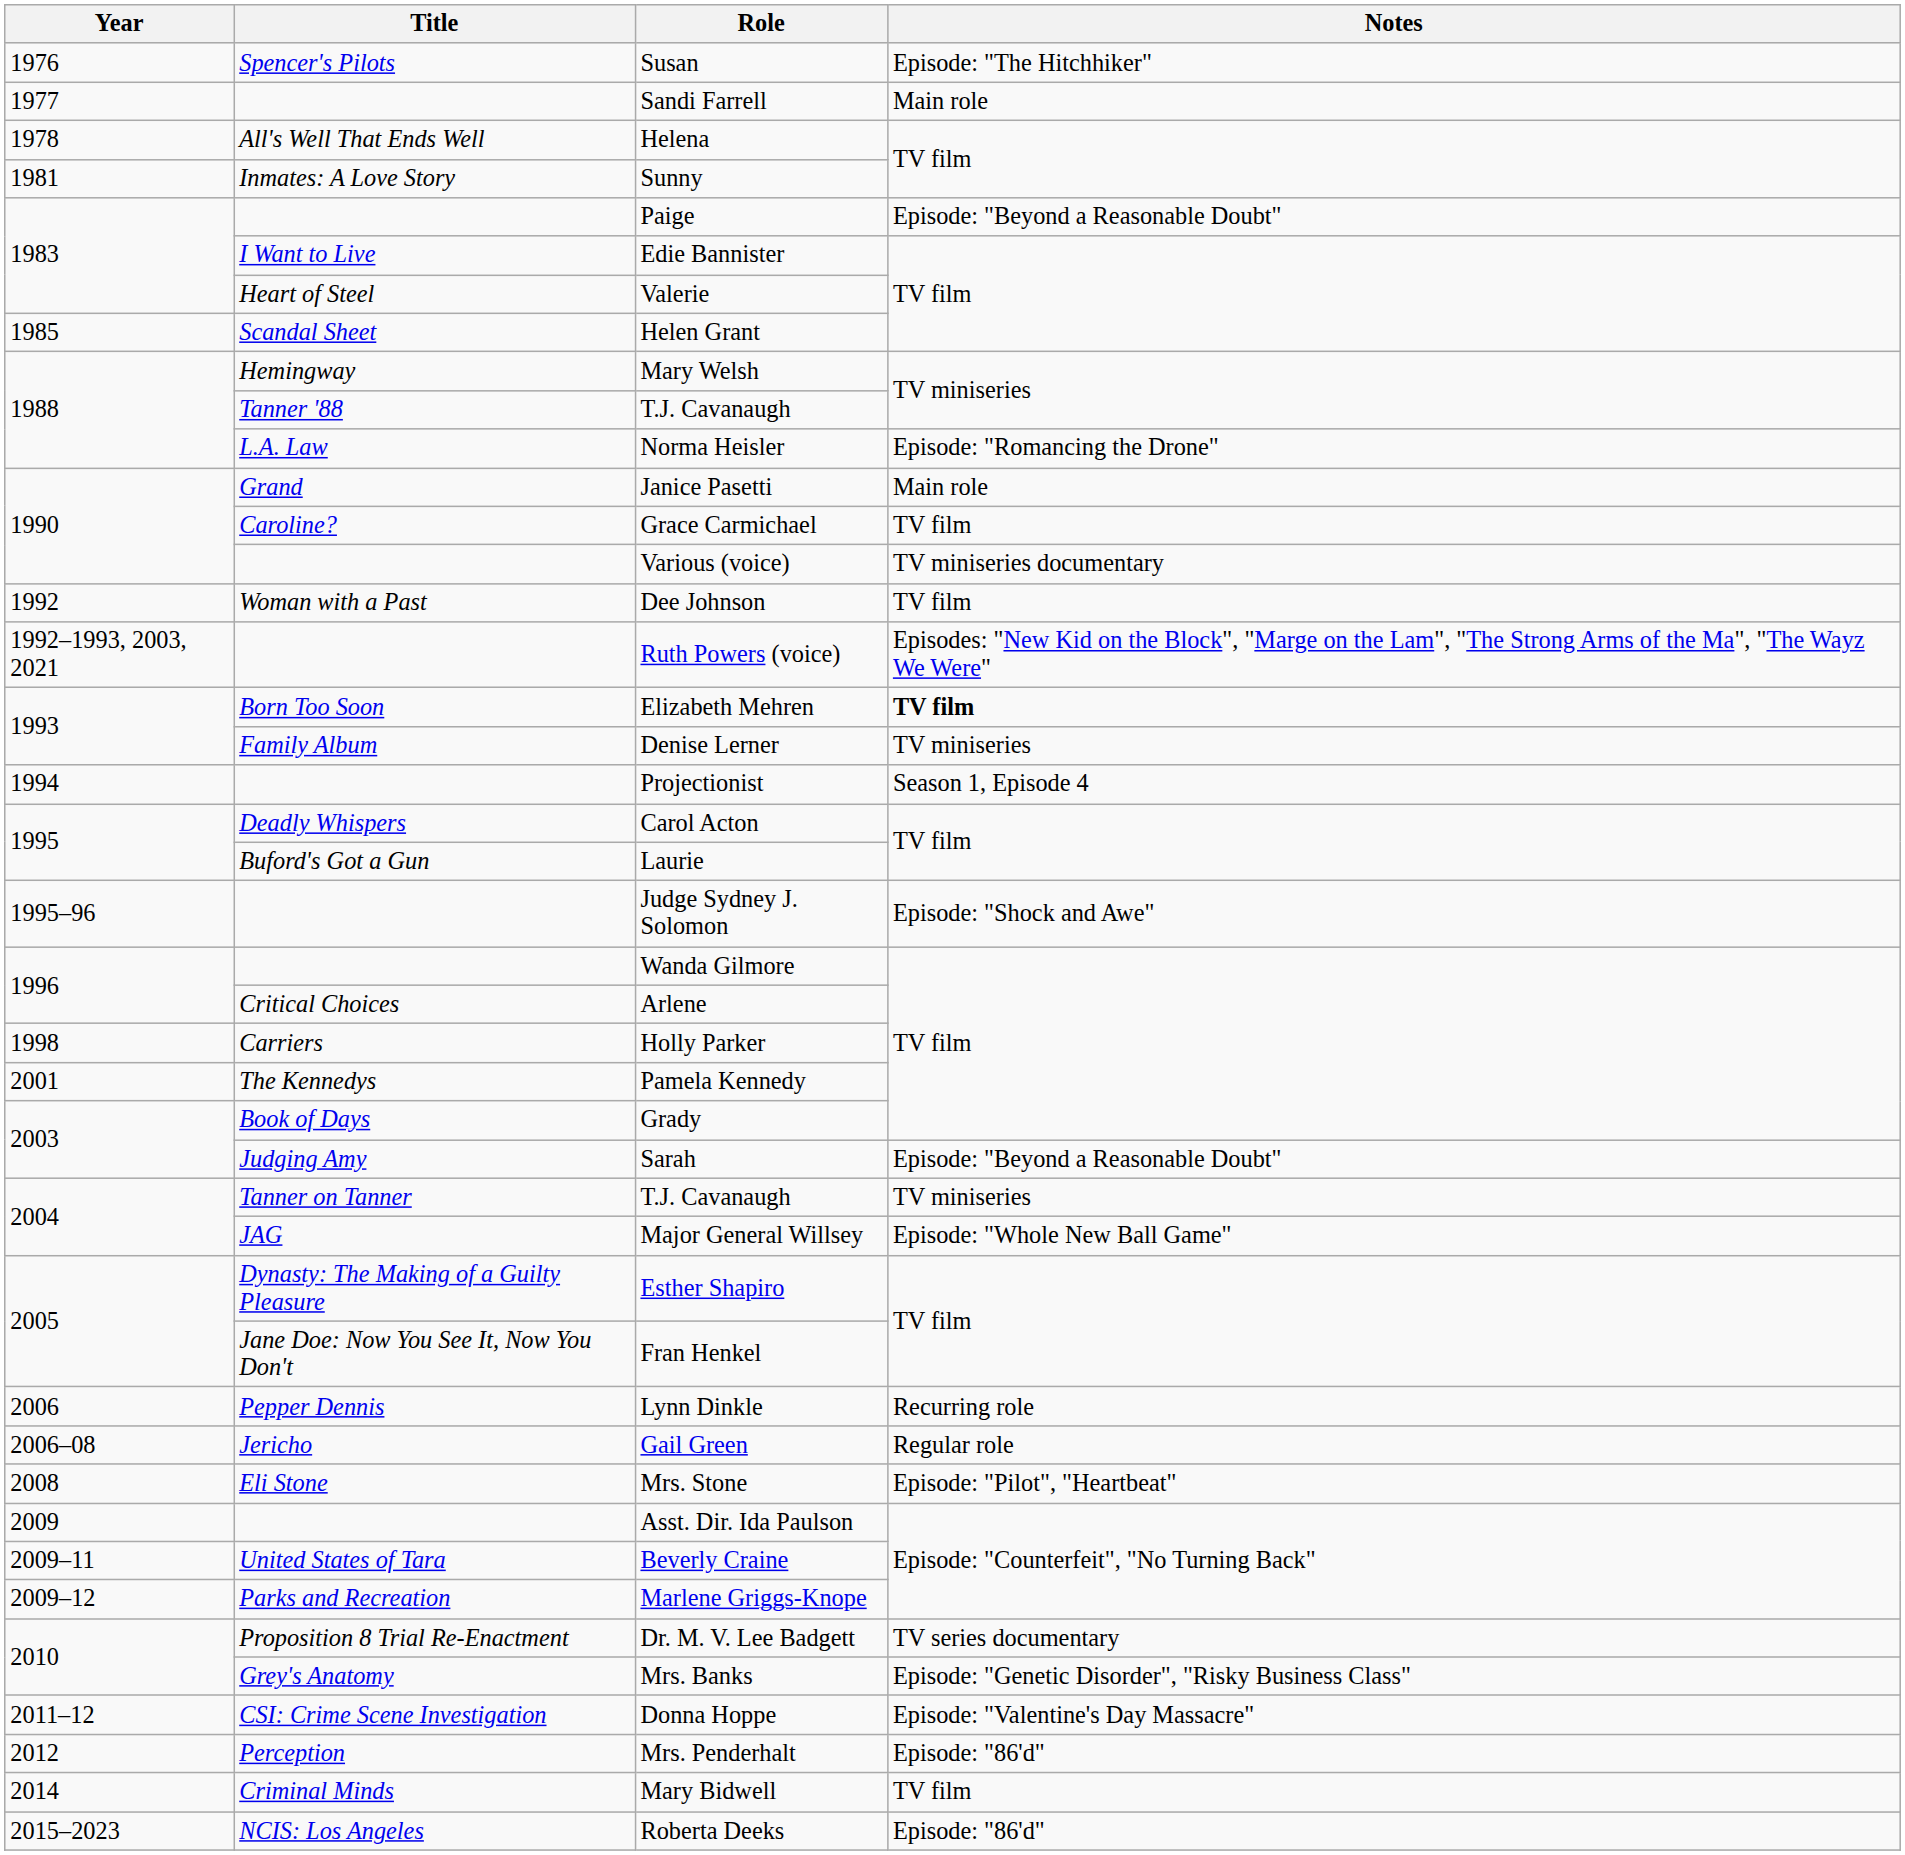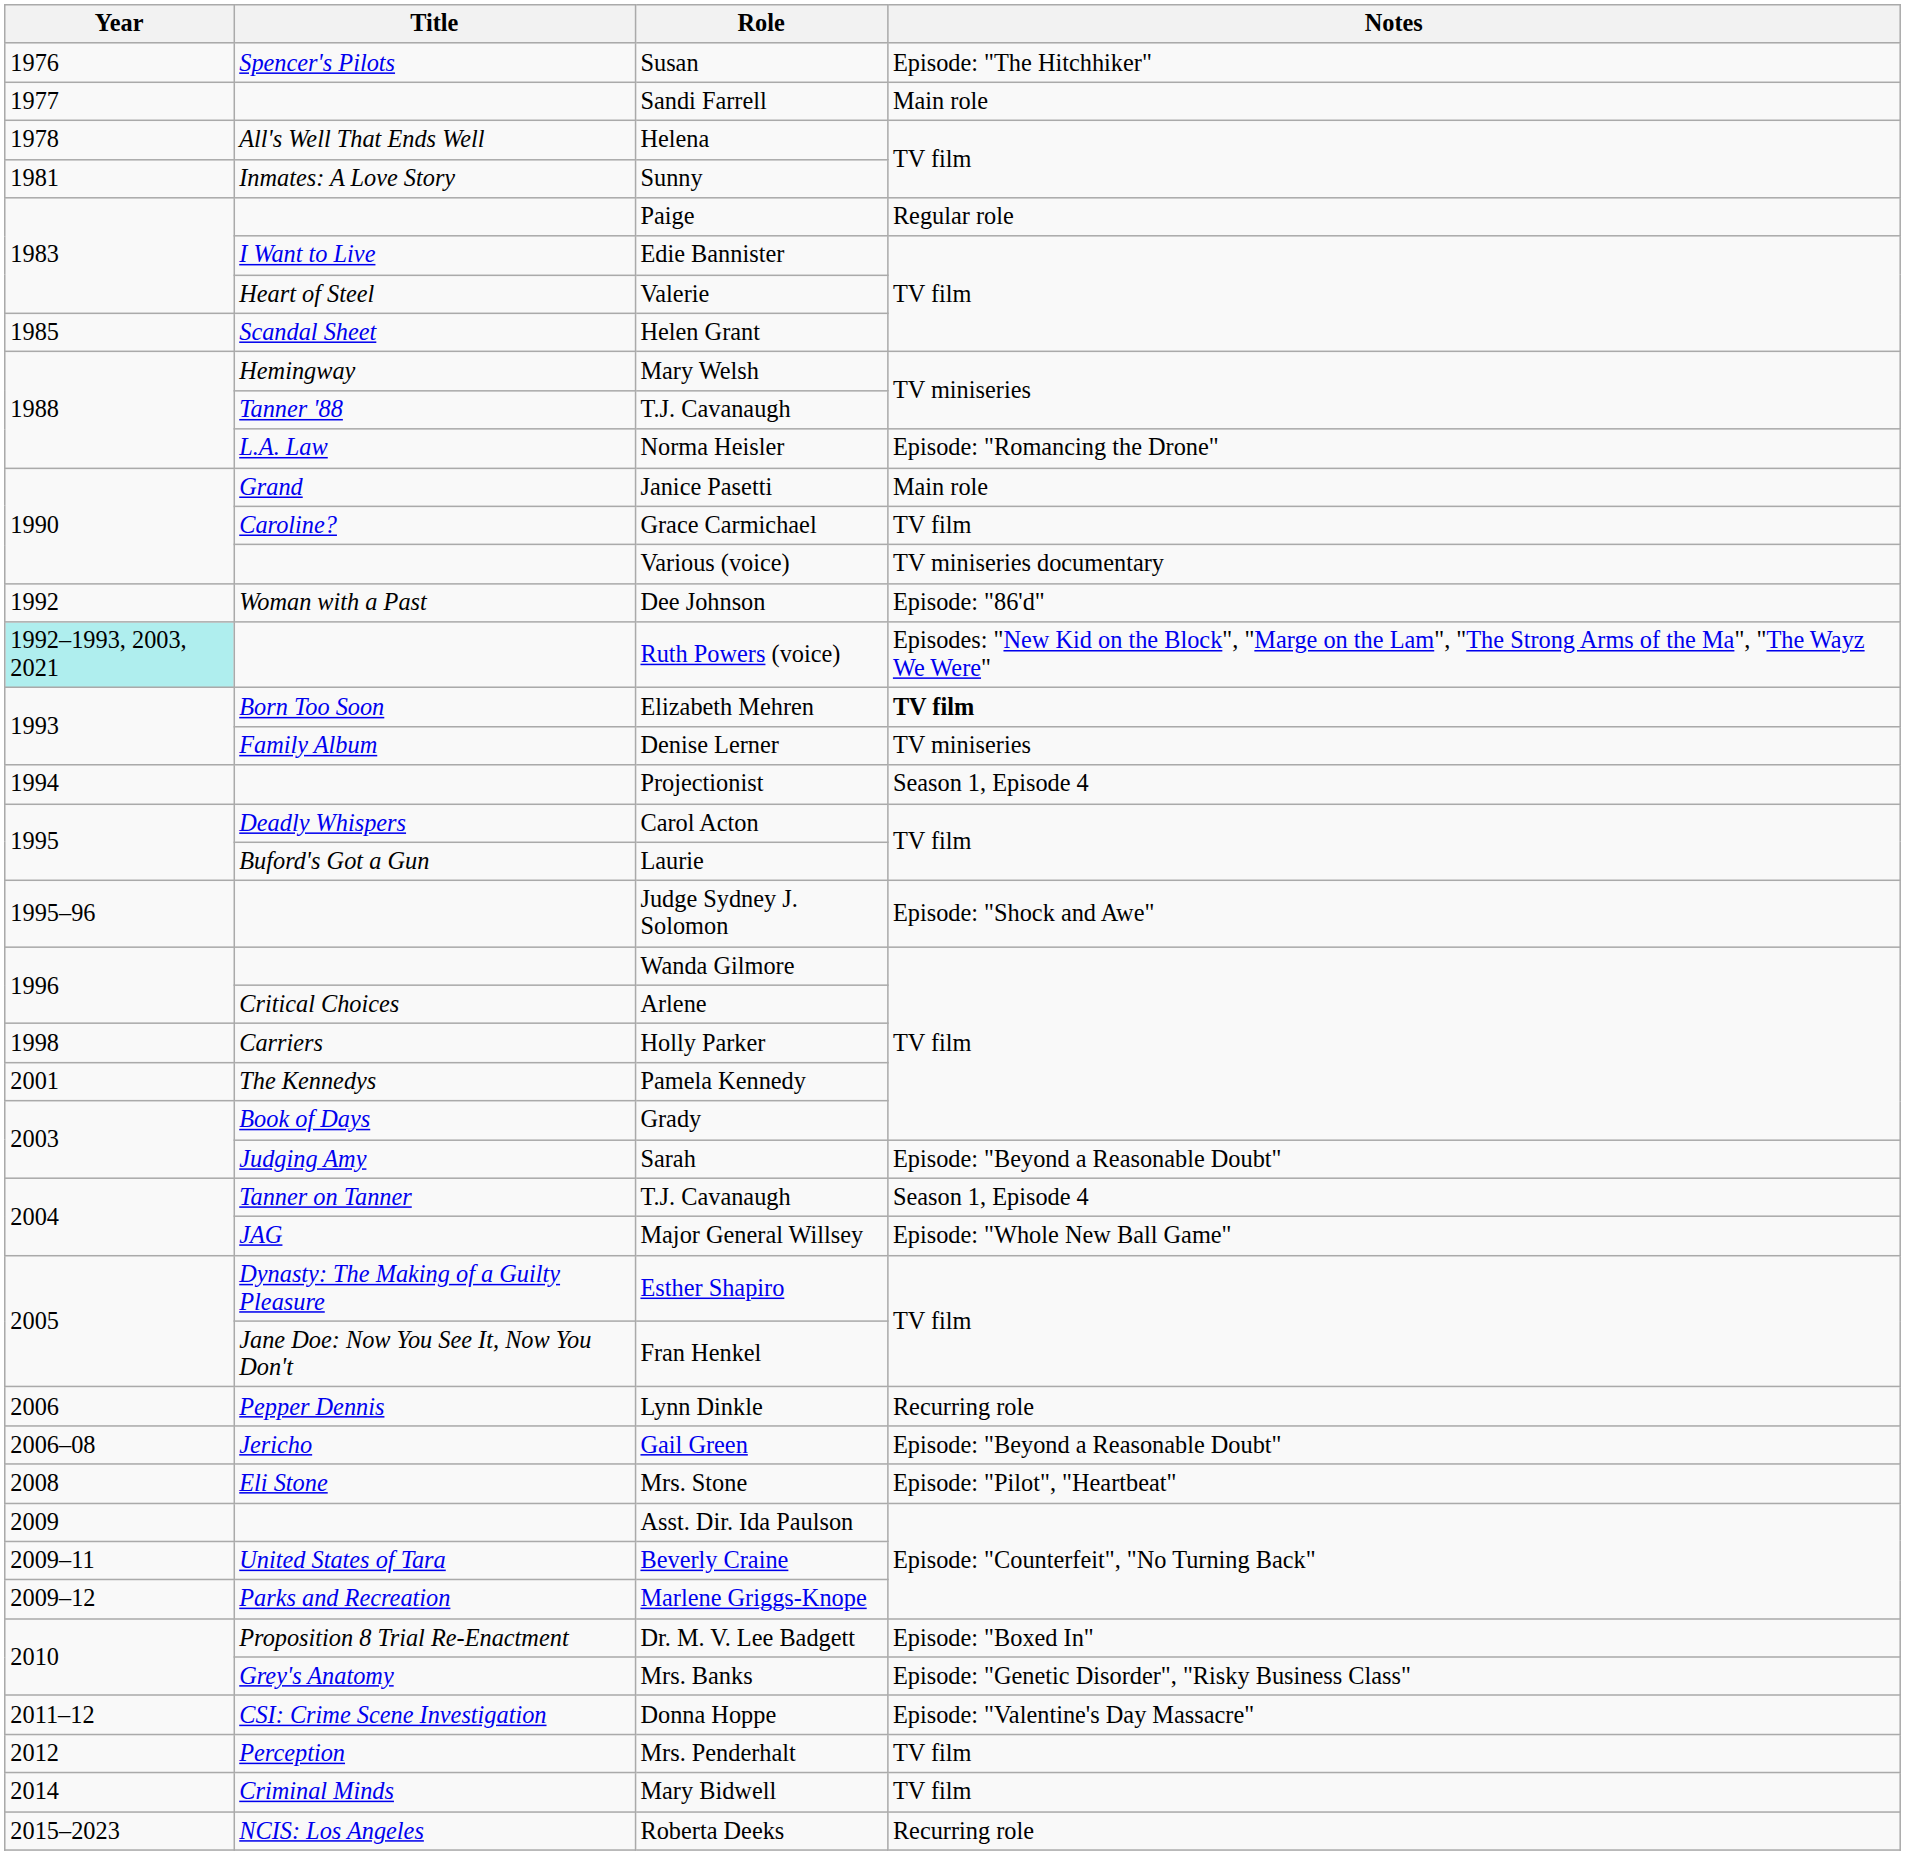(1087, 216) Episode: "Beyond a Reasonable Doubt" -> (953, 216) Regular role
(932, 602) TV film -> (969, 602) Episode: "86'd"
(99, 654) no background -> (99, 654) paleturquoise background
(962, 1197) TV miniseries -> (991, 1197) Season 1, Episode 4
(953, 1444) Regular role -> (1087, 1444) Episode: "Beyond a Reasonable Doubt"
(1006, 1637) TV series documentary -> (993, 1637) Episode: "Boxed In"
(969, 1753) Episode: "86'd" -> (932, 1753) TV film
(969, 1830) Episode: "86'd" -> (963, 1830) Recurring role
